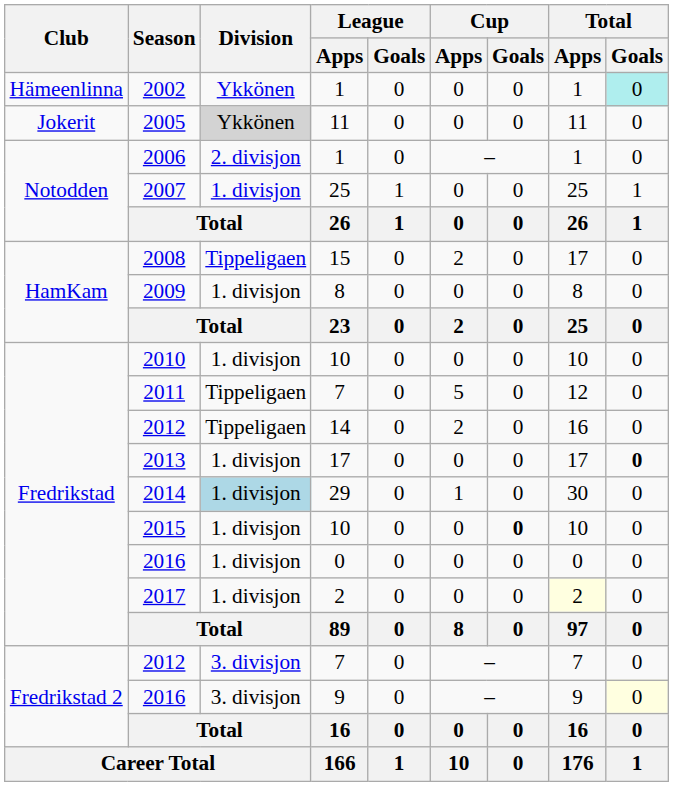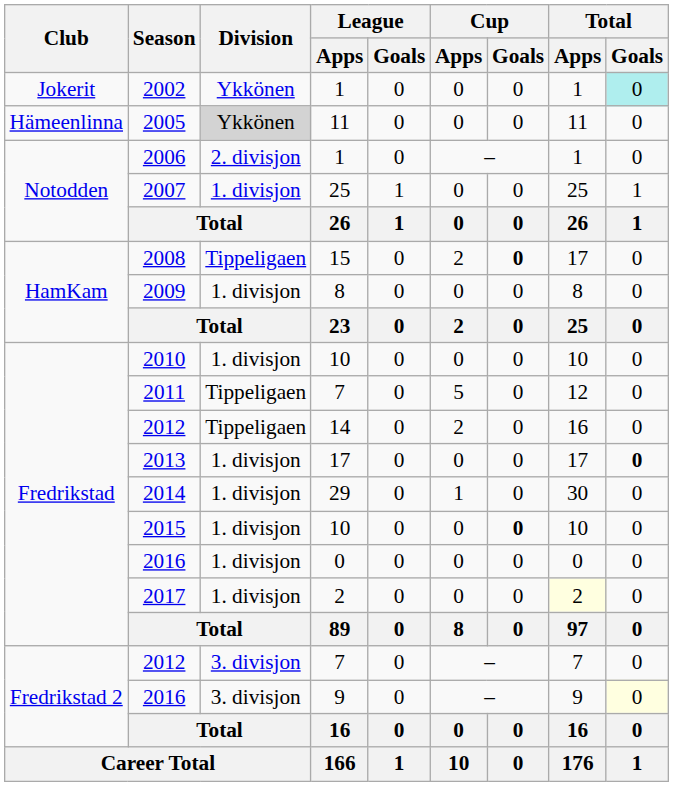(66, 88) Hämeenlinna -> (66, 88) Jokerit
(66, 122) Jokerit -> (66, 122) Hämeenlinna
(518, 257) normal -> (518, 257) bold
(256, 493) lightblue background -> (256, 493) no background
